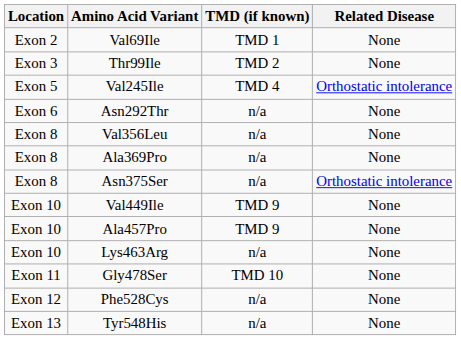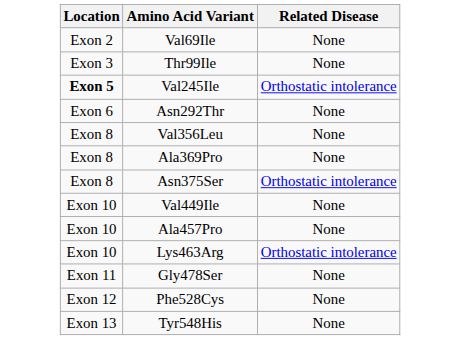- column: (257, 16)
(36, 87) normal -> (92, 87) bold
(384, 252) None -> (329, 252) Orthostatic intolerance
